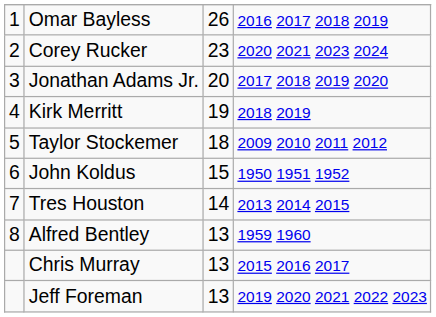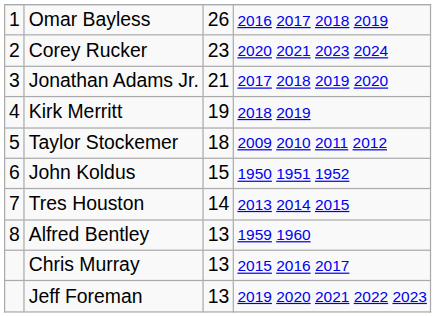(219, 81) 20 -> (219, 81) 21
